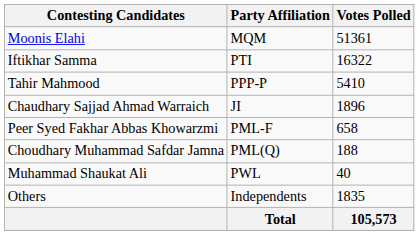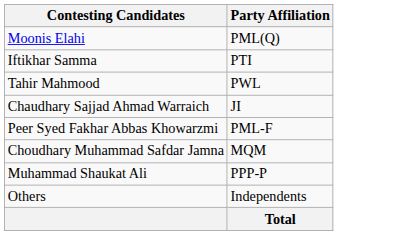- column: (374, 15)
(248, 38) MQM -> (255, 38) PML(Q)
(249, 83) PPP-P -> (246, 83) PWL
(255, 151) PML(Q) -> (248, 151) MQM
(246, 173) PWL -> (249, 173) PPP-P
